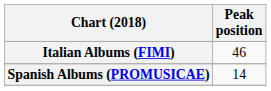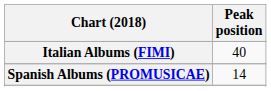(239, 52) 46 -> (239, 52) 40
